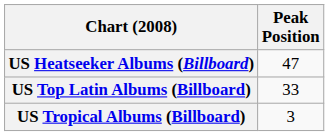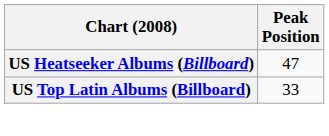- row: (131, 116)
